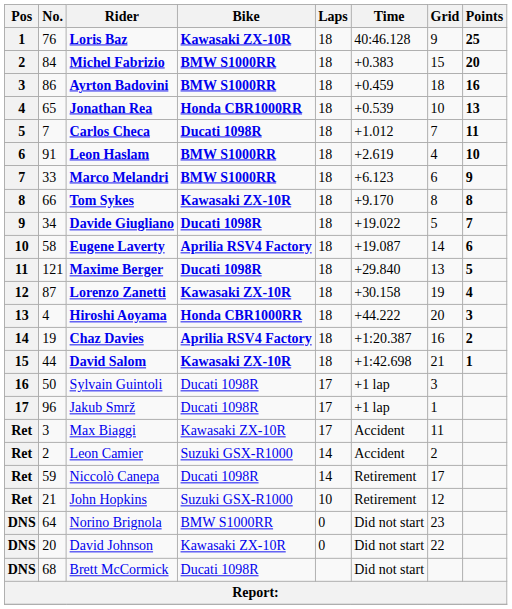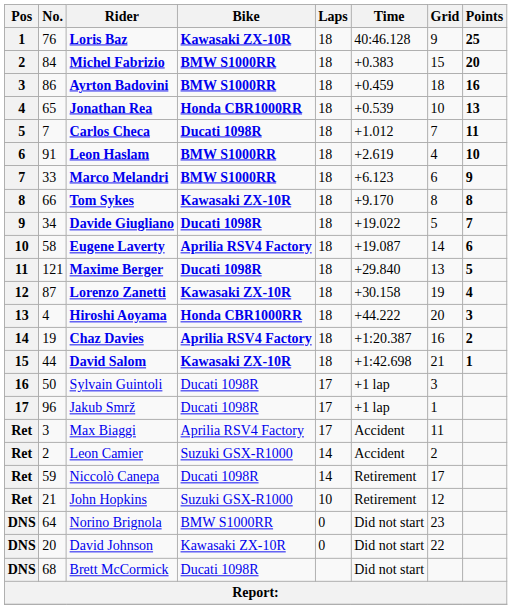(233, 431) Kawasaki ZX-10R -> (242, 431) Aprilia RSV4 Factory
